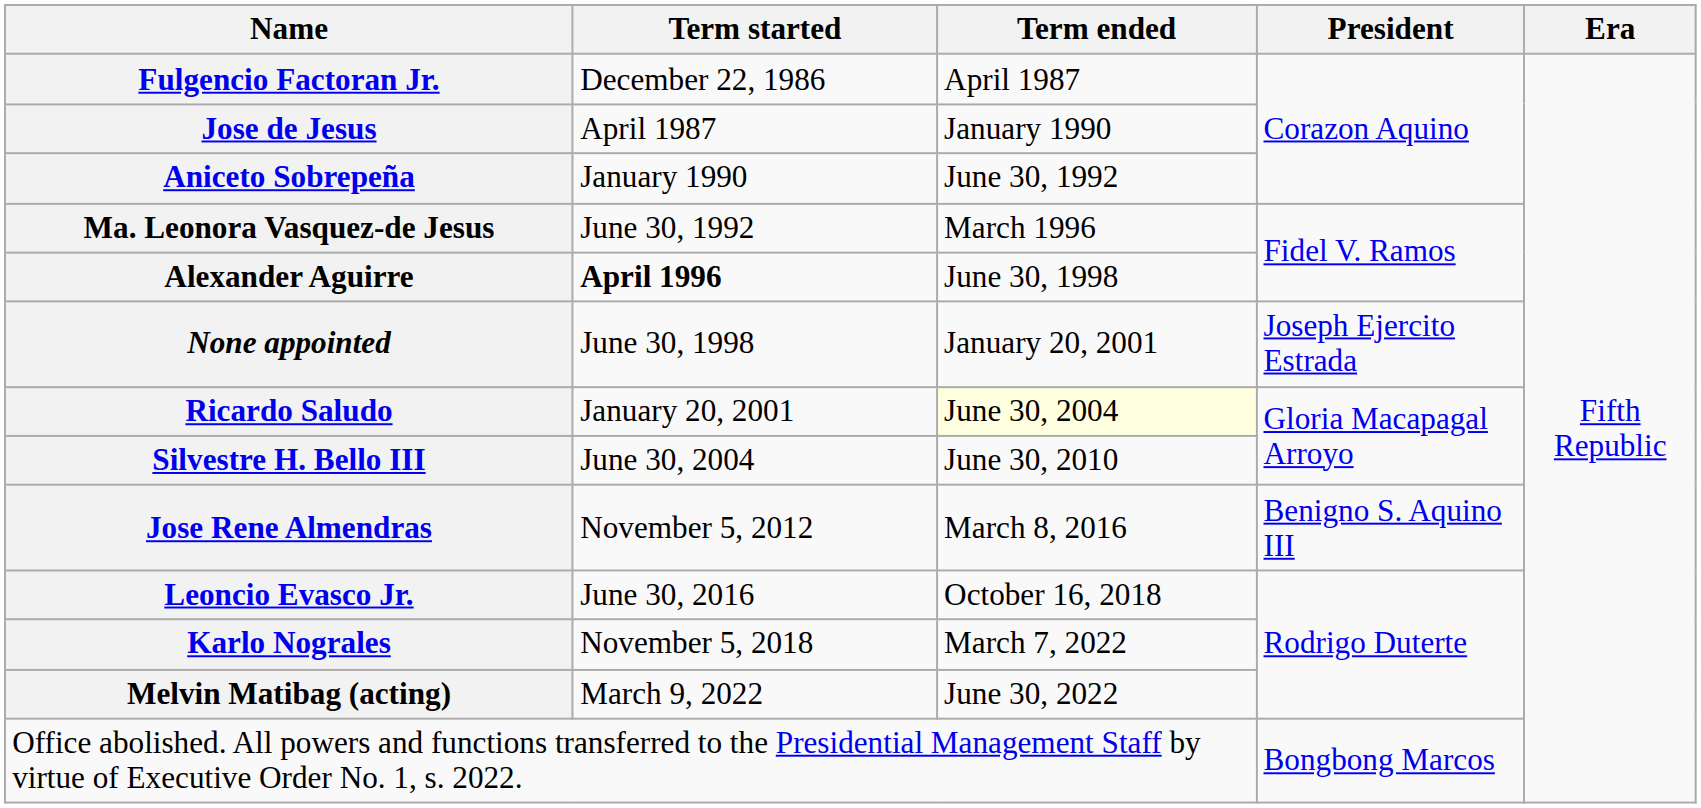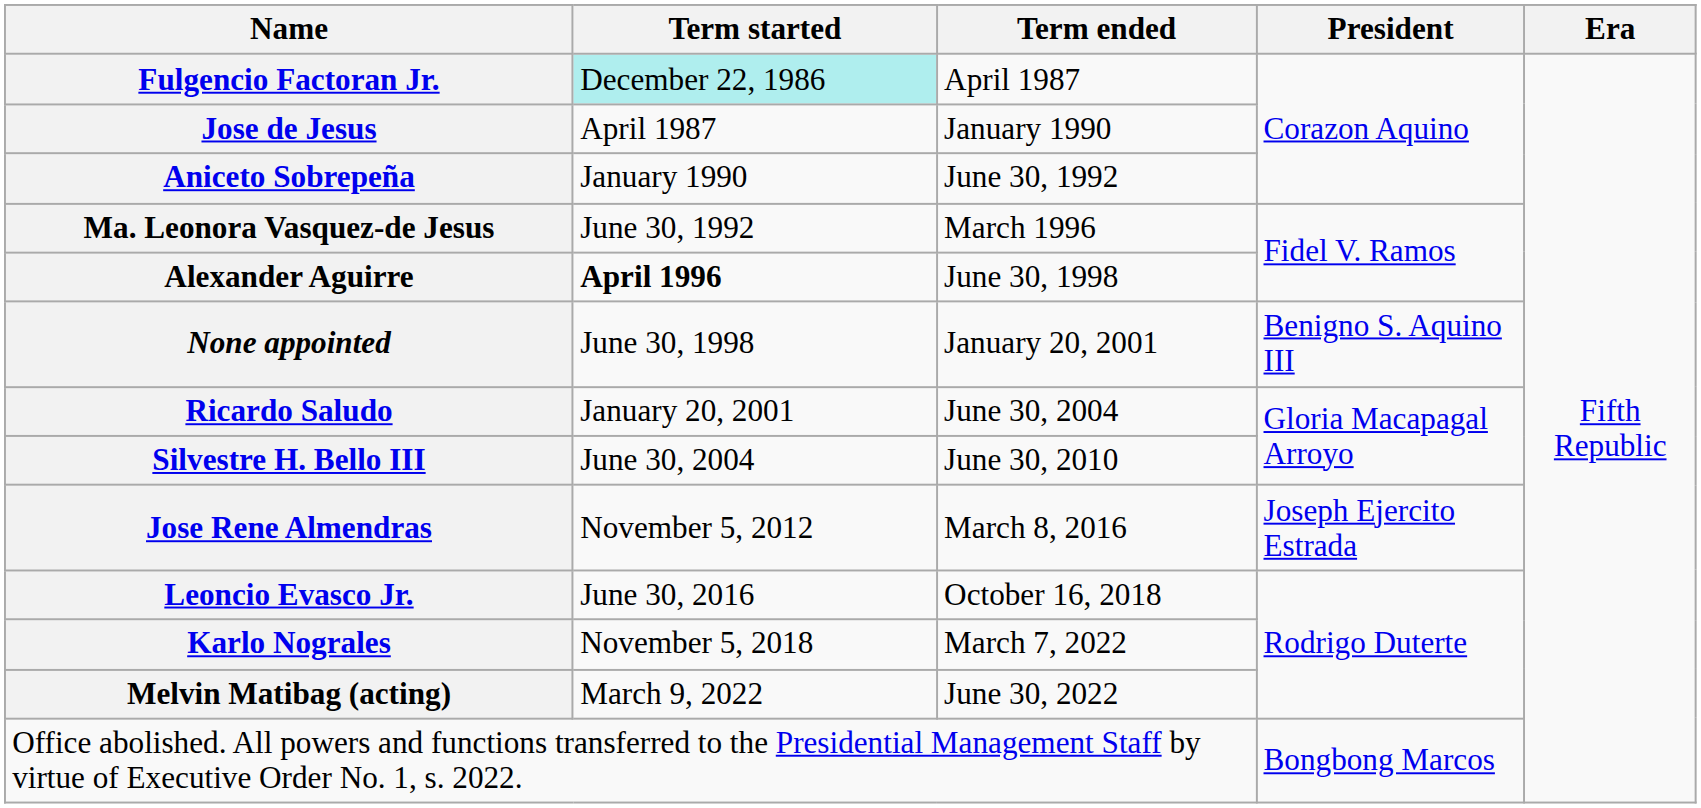(703, 78) no background -> (703, 78) paleturquoise background
(1359, 343) Joseph Ejercito Estrada -> (1383, 343) Benigno S. Aquino III
(1031, 410) lightyellow background -> (1031, 410) no background
(1383, 527) Benigno S. Aquino III -> (1359, 527) Joseph Ejercito Estrada
